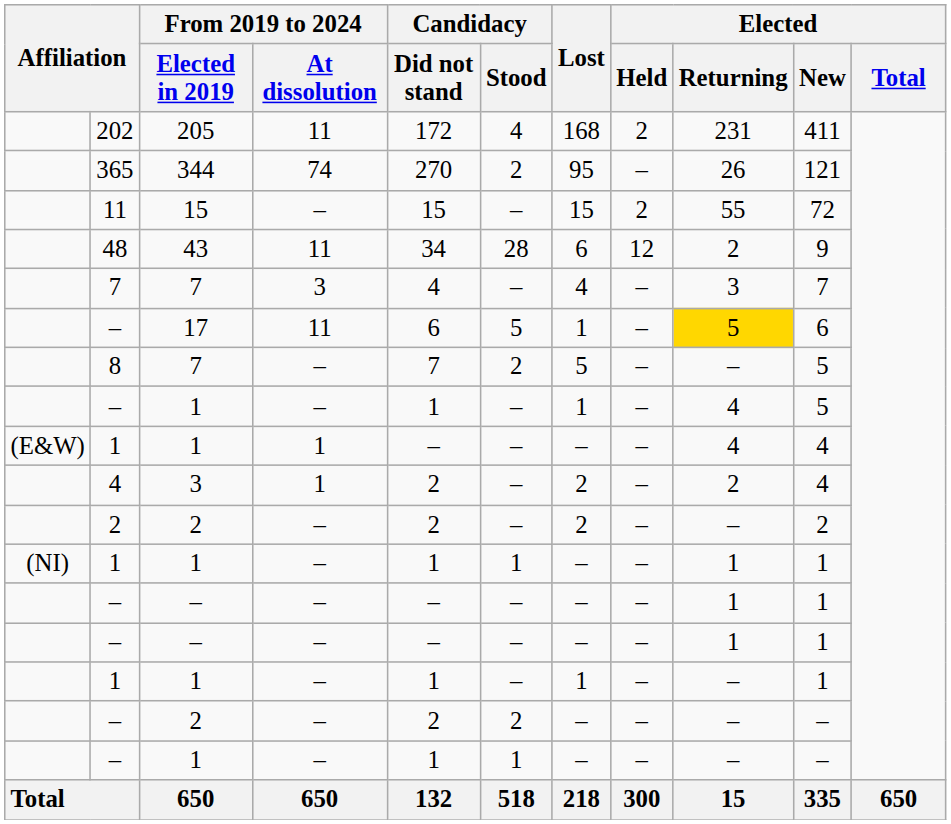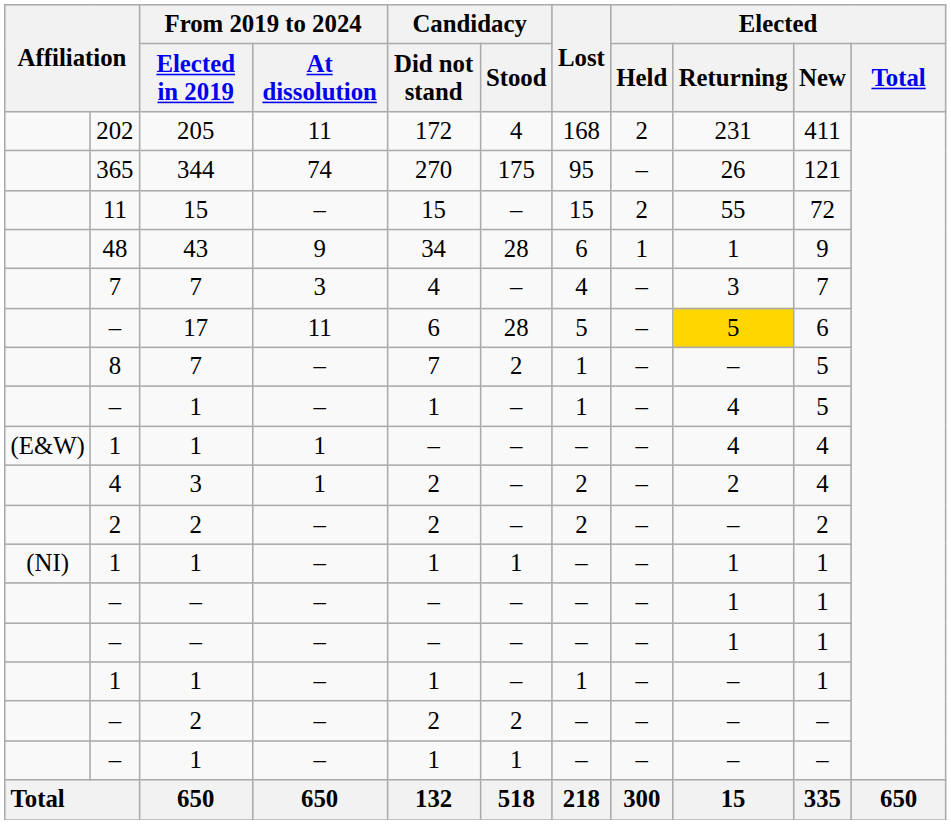(516, 170) 2 -> (516, 170) 175
(320, 248) 11 -> (320, 248) 9
(642, 248) 12 -> (642, 248) 1
(733, 248) 2 -> (733, 248) 1
(516, 327) 5 -> (516, 327) 28
(581, 327) 1 -> (581, 327) 5
(581, 366) 5 -> (581, 366) 1
